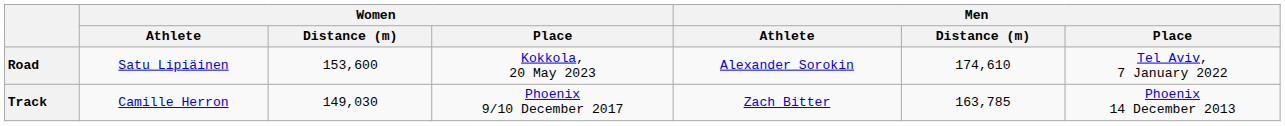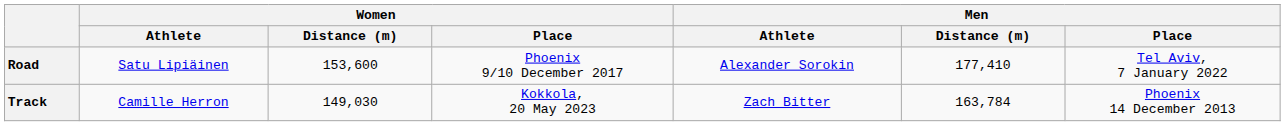(553, 66) Kokkola, 20 May 2023 -> (553, 66) Phoenix 9/10 December 2017
(983, 66) 174,610 -> (983, 66) 177,410
(553, 102) Phoenix 9/10 December 2017 -> (553, 102) Kokkola, 20 May 2023
(983, 102) 163,785 -> (983, 102) 163,784
